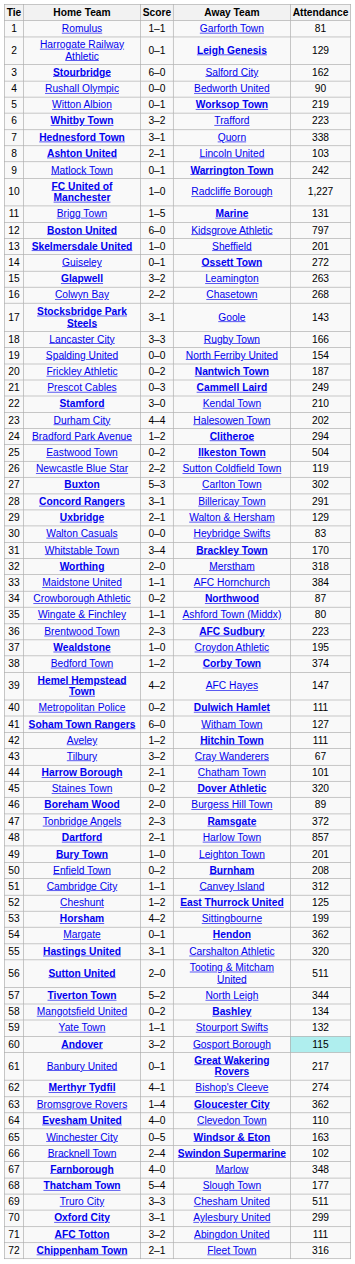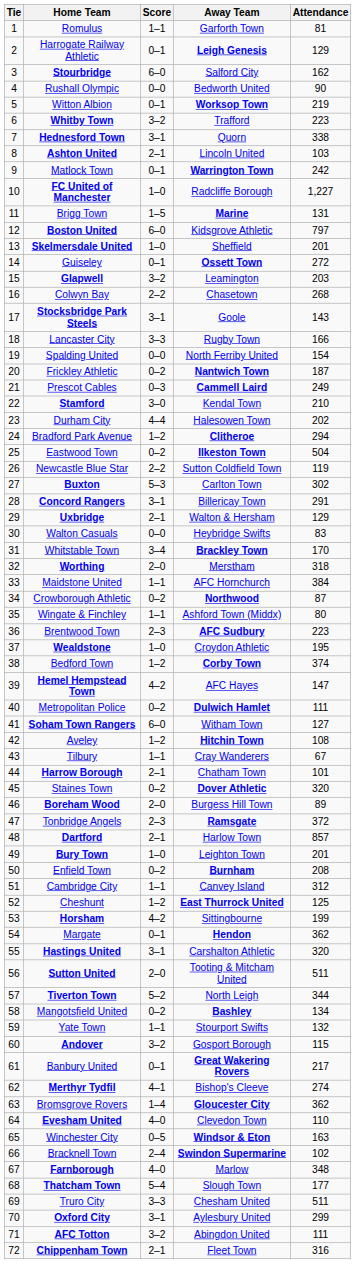(321, 279) 263 -> (321, 279) 203
(321, 740) 111 -> (321, 740) 108
(157, 757) 3–2 -> (157, 757) 1–1
(321, 1044) paleturquoise background -> (321, 1044) no background
